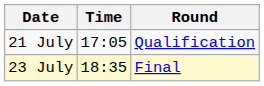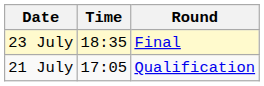rows swapped: (41, 42) <-> (41, 68)
